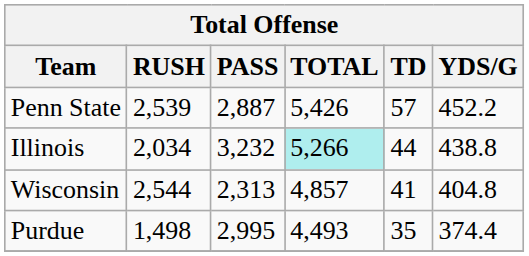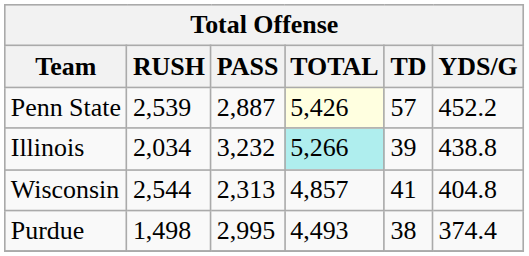(319, 107) no background -> (319, 107) lightyellow background
(404, 148) 44 -> (404, 148) 39
(404, 230) 35 -> (404, 230) 38
